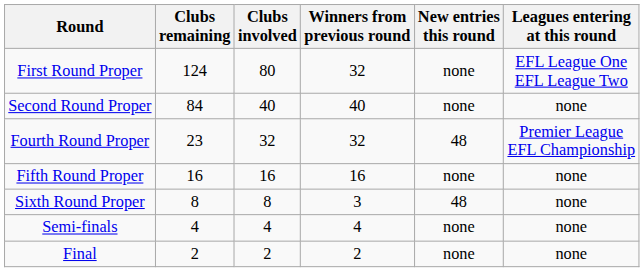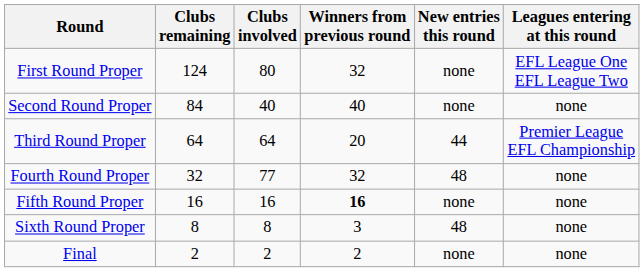+ row: (80, 140)
(195, 140) 23 -> (195, 176) 32
(267, 140) 32 -> (267, 176) 77
(571, 140) Premier League EFL Championship -> (571, 176) none
(357, 176) normal -> (357, 201) bold
- row: (80, 227)
